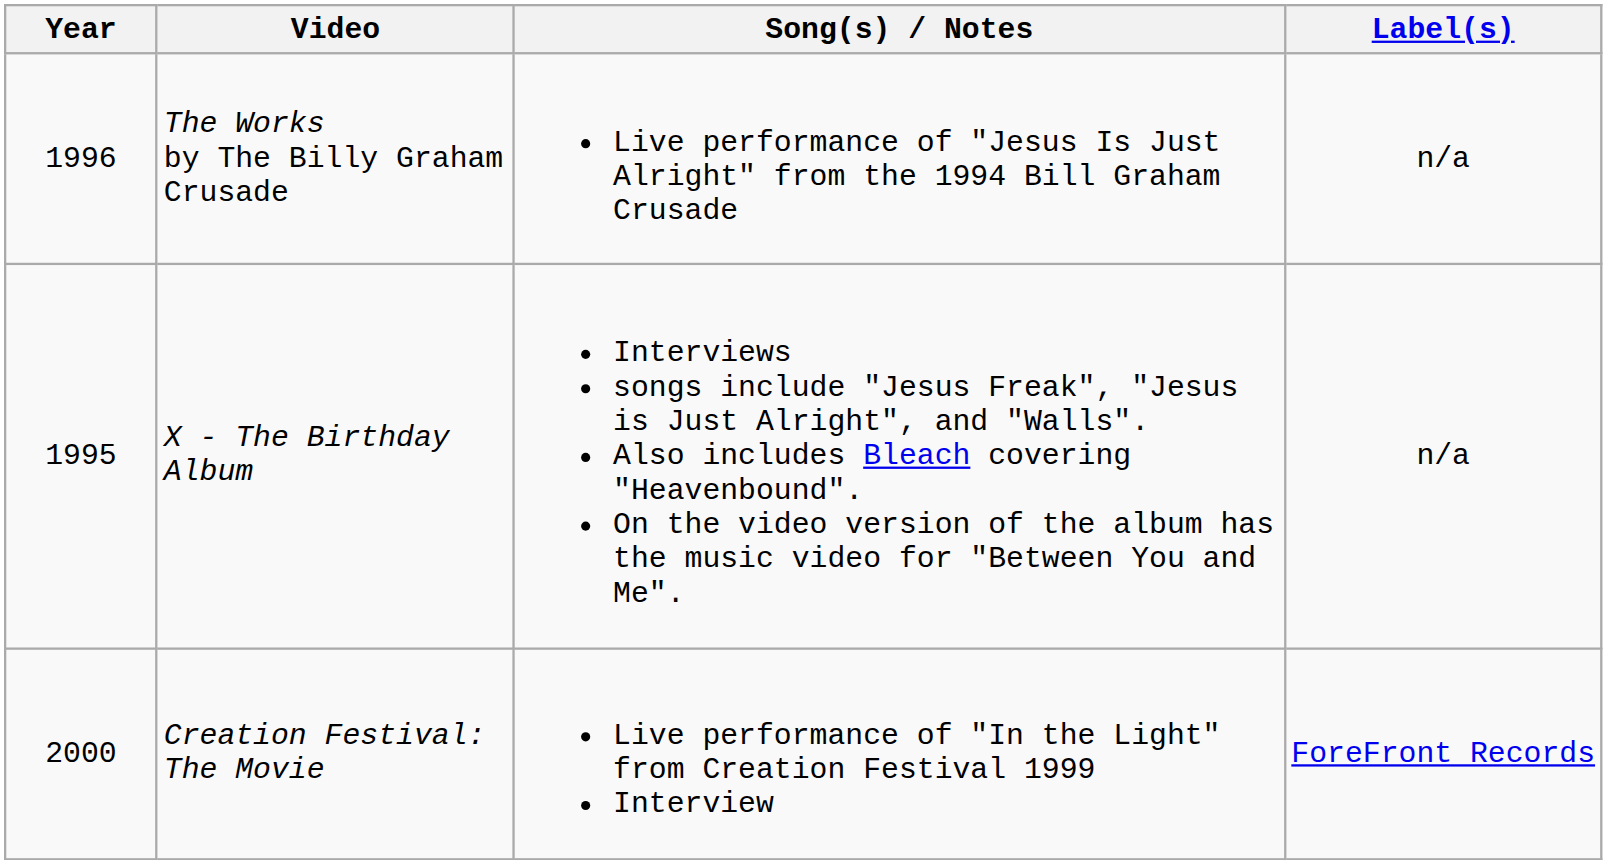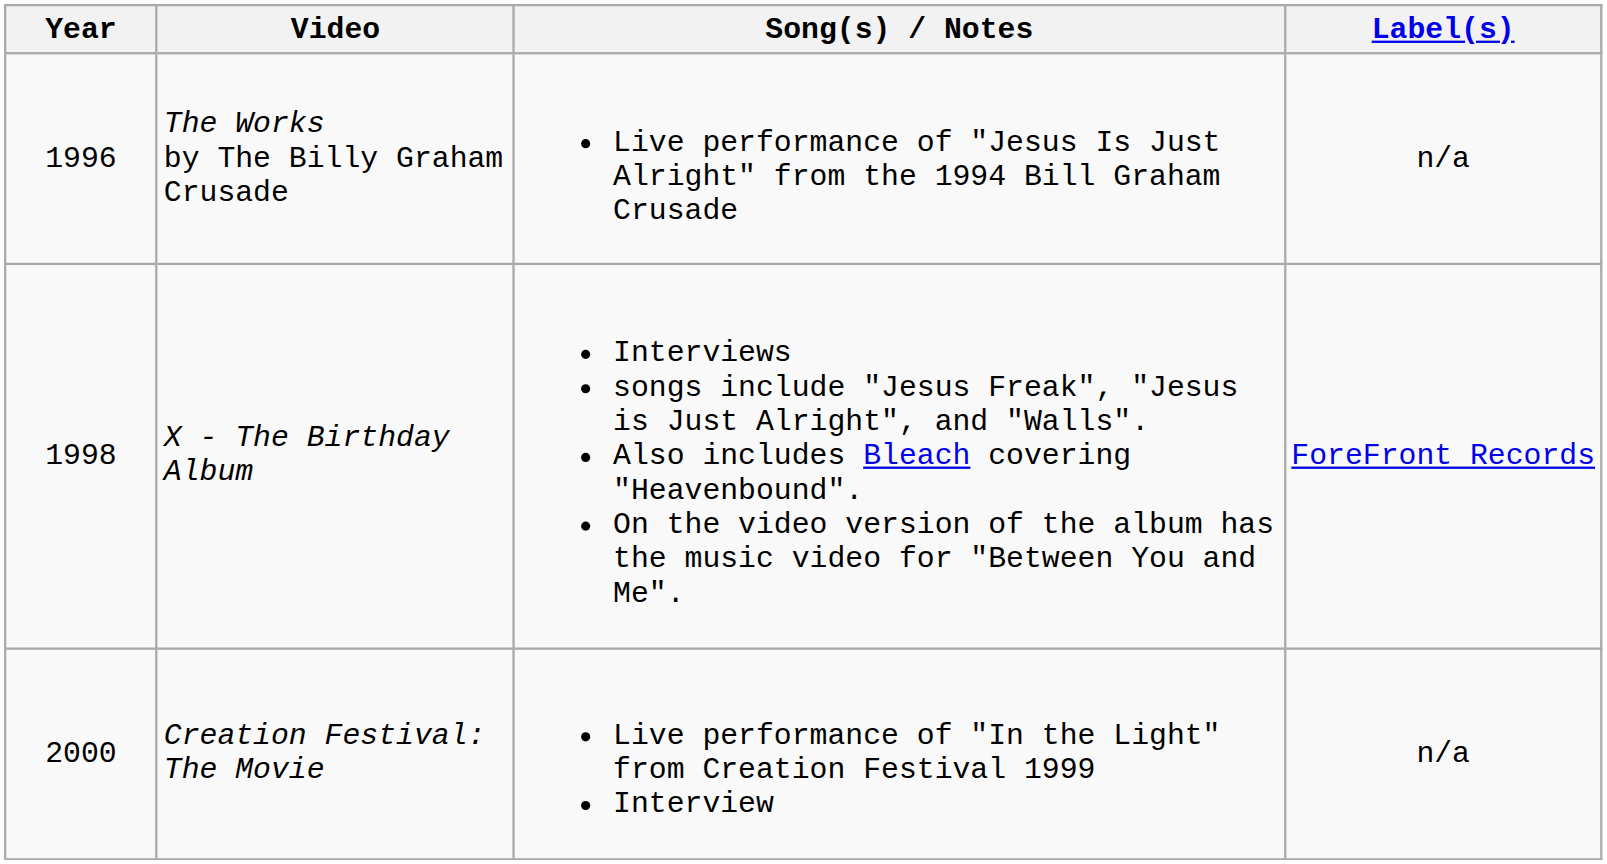(81, 456) 1995 -> (81, 456) 1998
(1443, 456) n/a -> (1443, 456) ForeFront Records
(1443, 753) ForeFront Records -> (1443, 753) n/a
